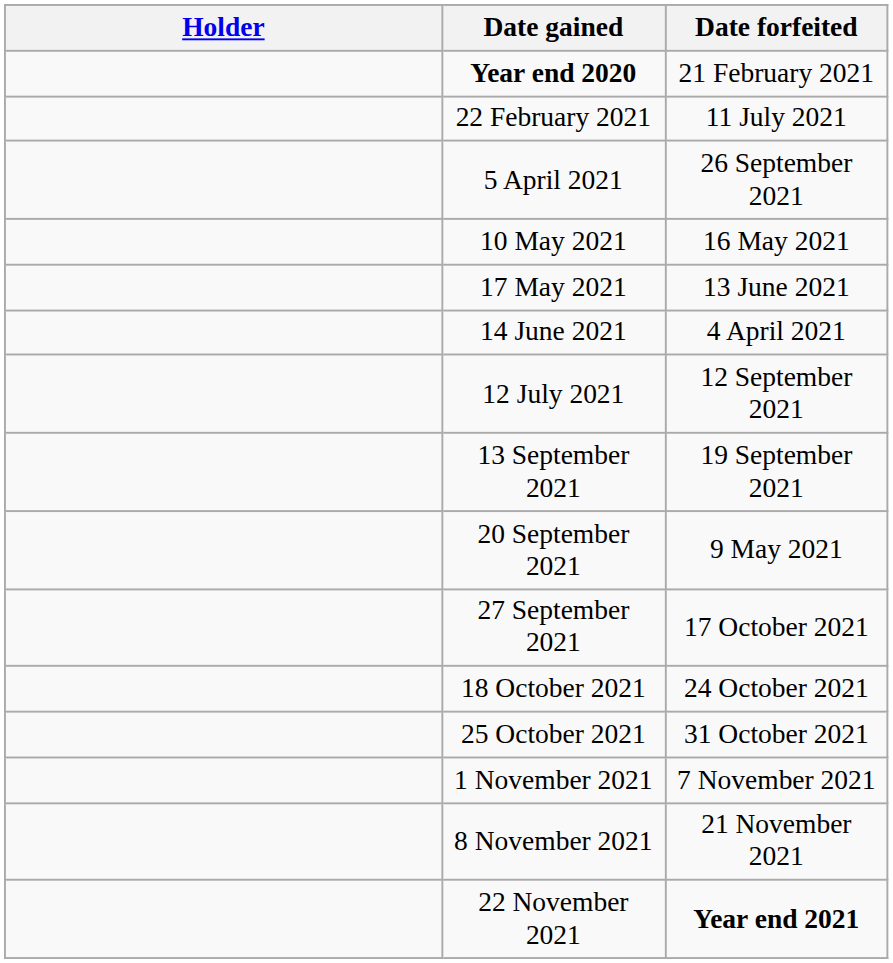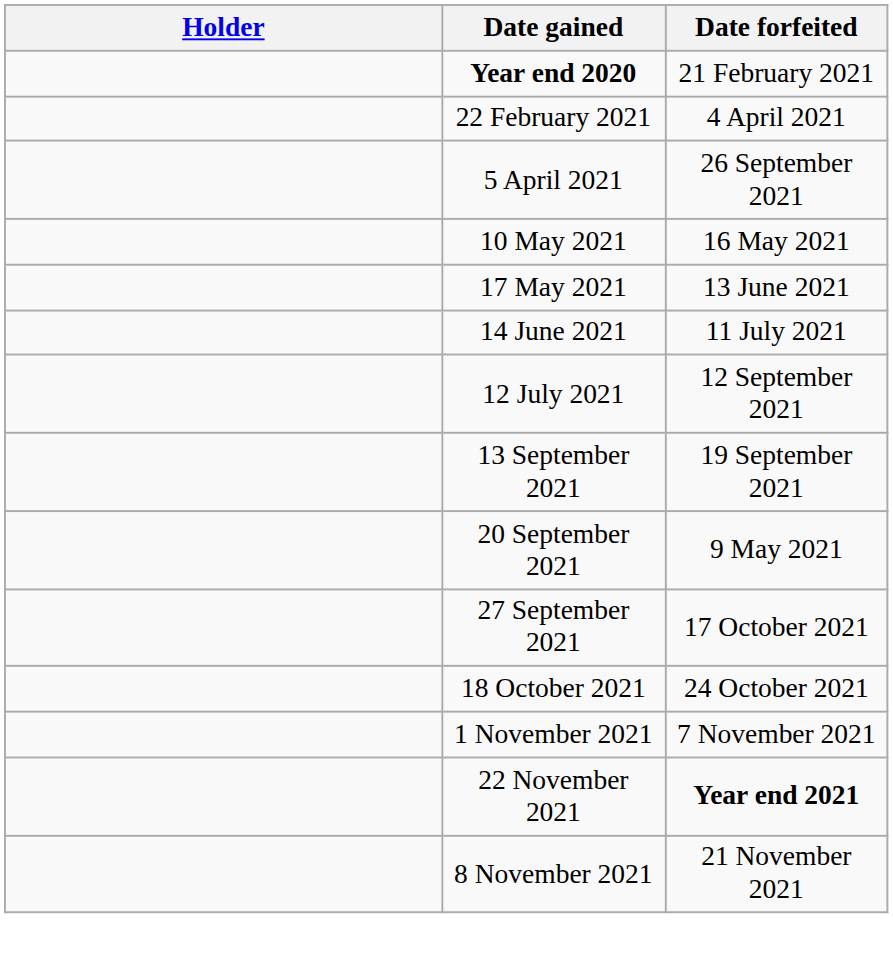(776, 118) 11 July 2021 -> (776, 118) 4 April 2021
(776, 332) 4 April 2021 -> (776, 332) 11 July 2021
- row: (553, 734)
rows swapped: (553, 841) <-> (553, 919)
